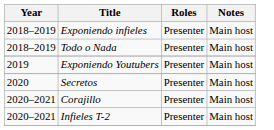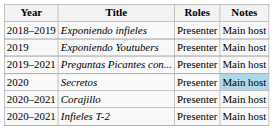- row: (89, 47)
+ row: (116, 64)
(231, 82) no background -> (244, 82) lightblue background
